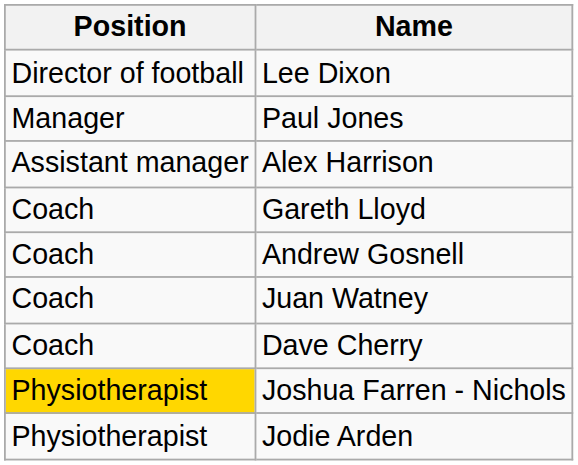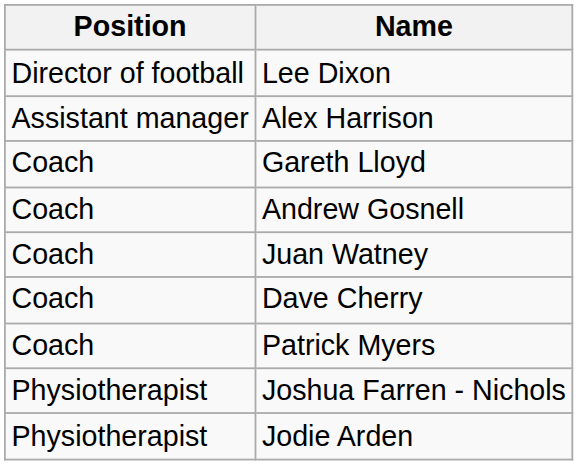- row: (333, 118)
+ row: (349, 345)
(109, 390) gold background -> (109, 390) no background
